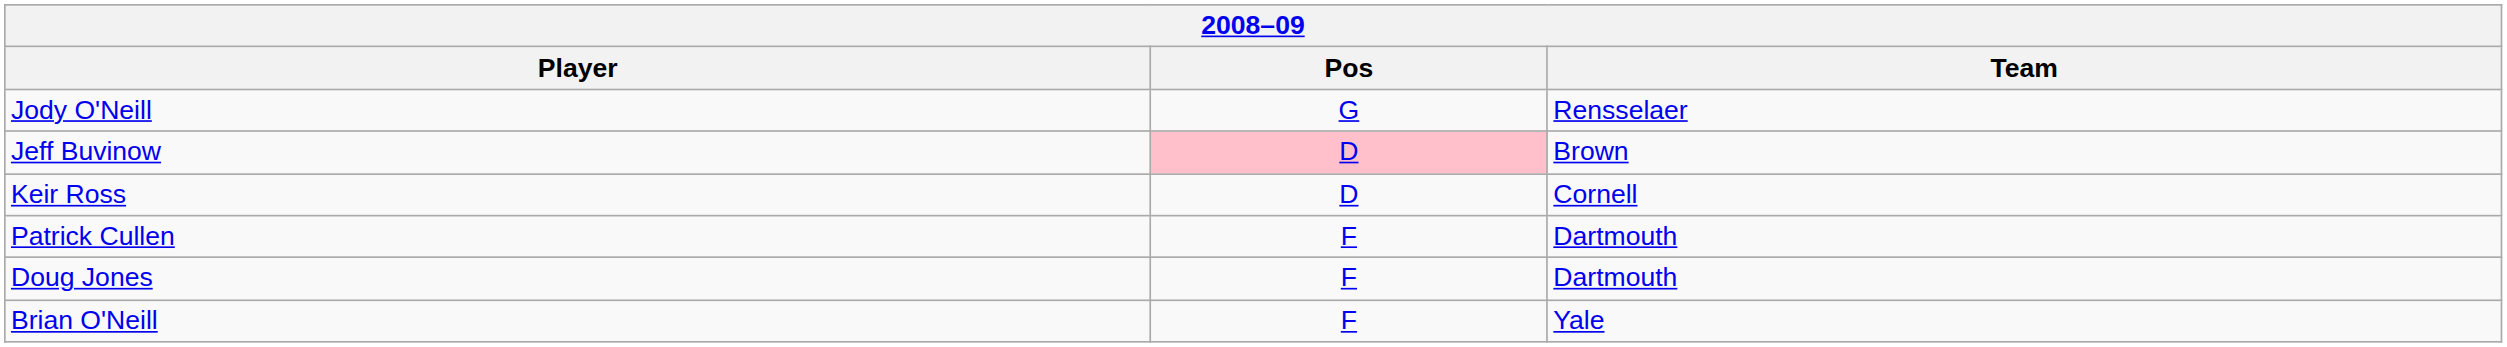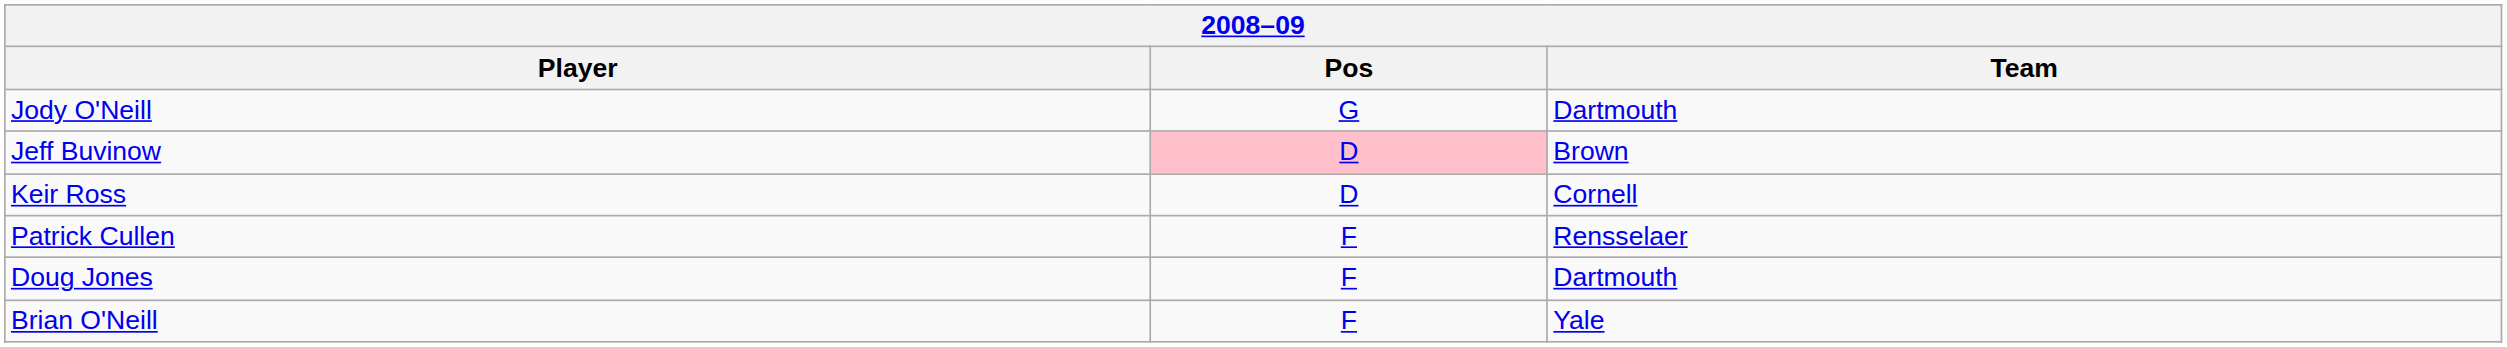(1621, 109) Rensselaer -> (1615, 109) Dartmouth
(1615, 236) Dartmouth -> (1621, 236) Rensselaer
